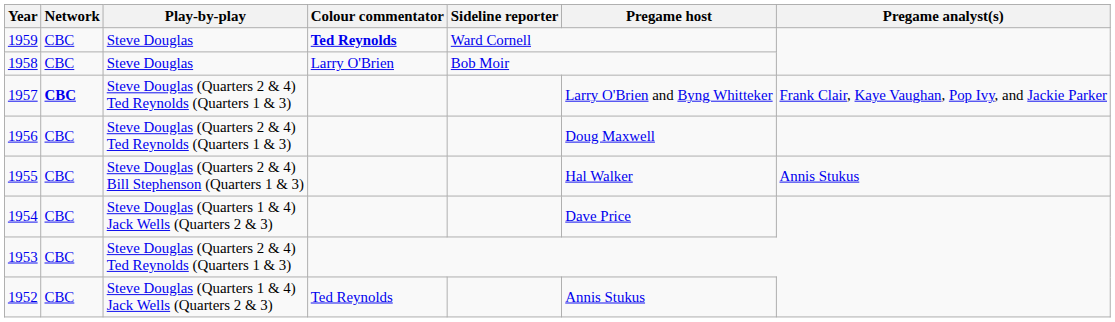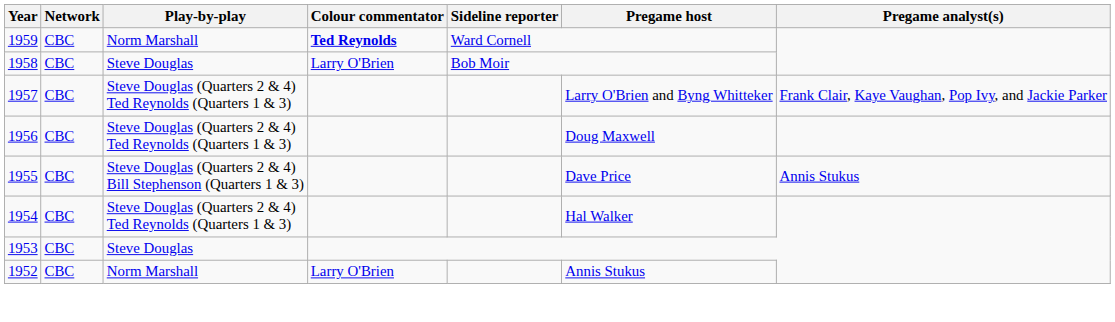(150, 39) Steve Douglas -> (152, 39) Norm Marshall
(60, 95) bold -> (59, 95) normal
(599, 176) Hal Walker -> (598, 176) Dave Price
(201, 216) Steve Douglas (Quarters 1 & 4) Jack Wells (Quarters 2 & 3) -> (201, 216) Steve Douglas (Quarters 2 & 4) Ted Reynolds (Quarters 1 & 3)
(598, 216) Dave Price -> (599, 216) Hal Walker
(201, 256) Steve Douglas (Quarters 2 & 4) Ted Reynolds (Quarters 1 & 3) -> (150, 248) Steve Douglas
(201, 297) Steve Douglas (Quarters 1 & 4) Jack Wells (Quarters 2 & 3) -> (152, 272) Norm Marshall
(352, 297) Ted Reynolds -> (352, 272) Larry O'Brien
